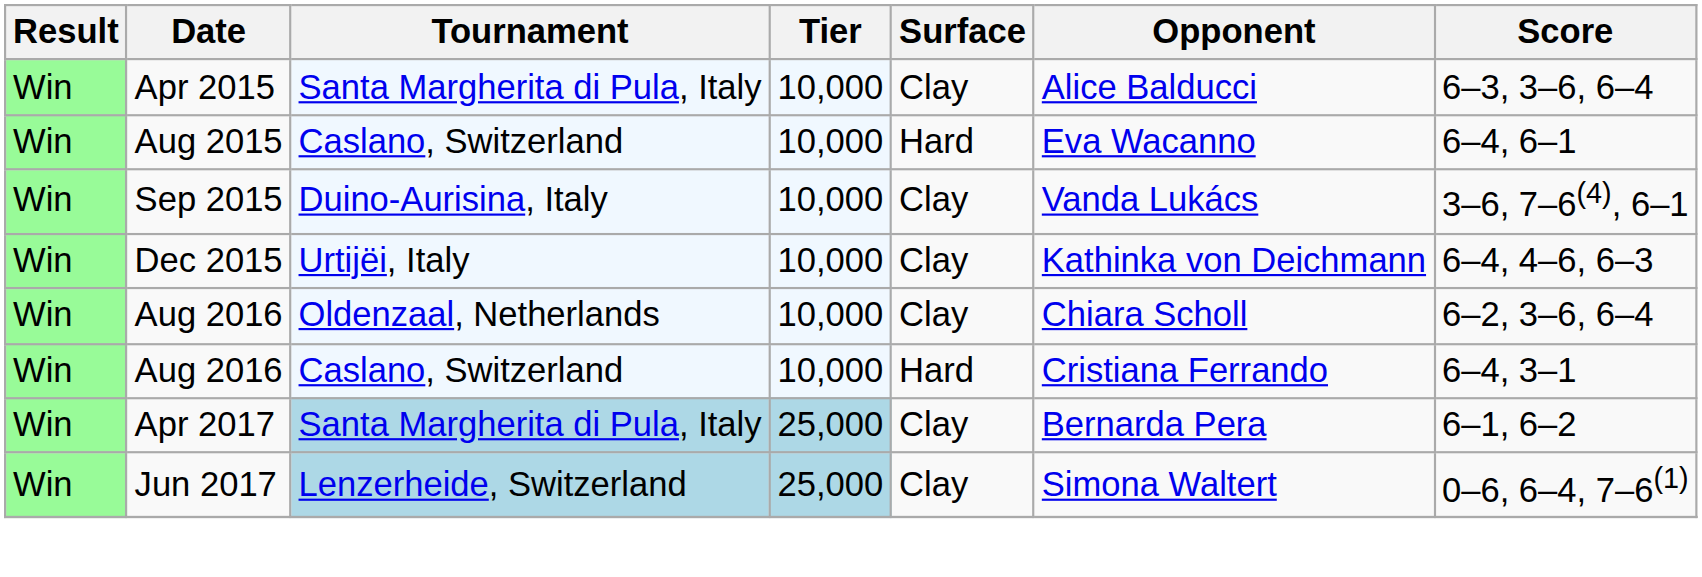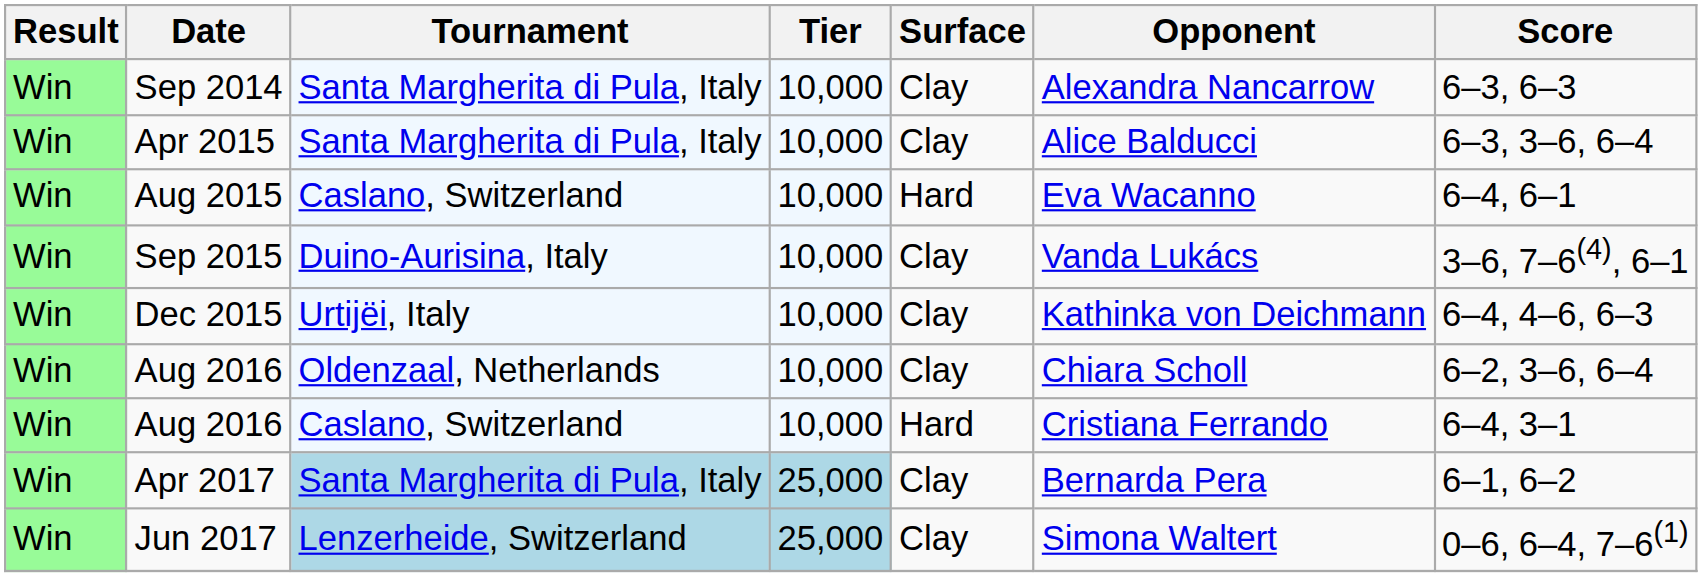+ row: (209, 86)
